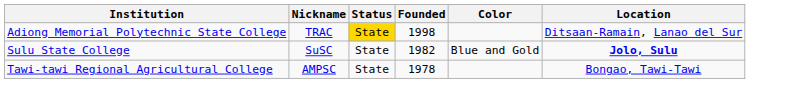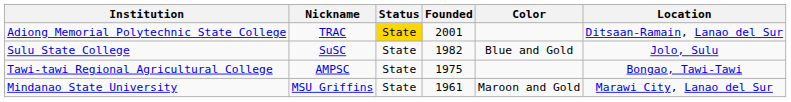(422, 32) 1998 -> (449, 32) 2001
(644, 51) bold -> (684, 51) normal
(422, 69) 1978 -> (449, 69) 1975
+ row: (92, 87)
